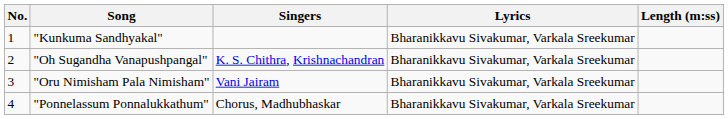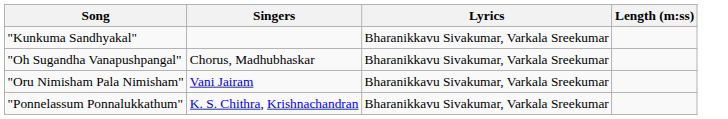- column: (17, 15)
(300, 59) K. S. Chithra, Krishnachandran -> (252, 59) Chorus, Madhubhaskar
(278, 103) Chorus, Madhubhaskar -> (274, 103) K. S. Chithra, Krishnachandran
